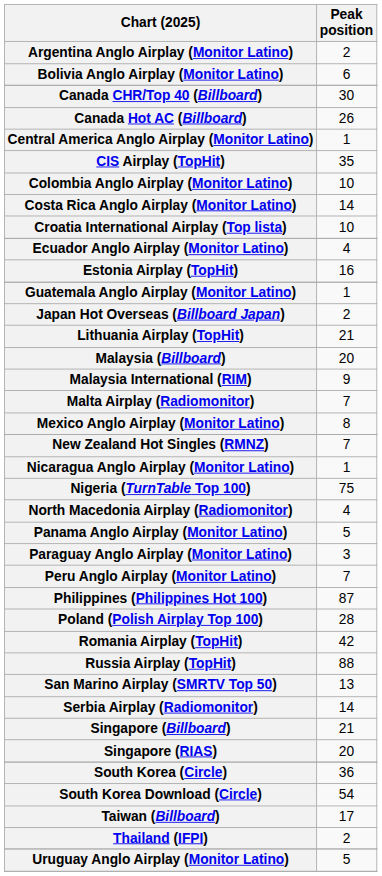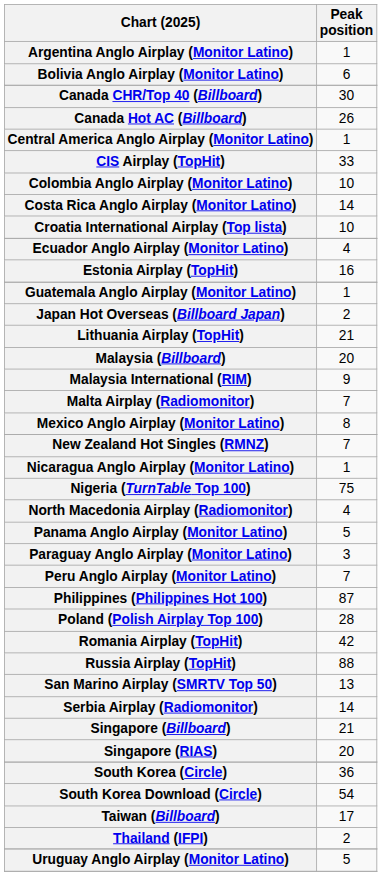(347, 52) 2 -> (347, 52) 1
(347, 161) 35 -> (347, 161) 33
